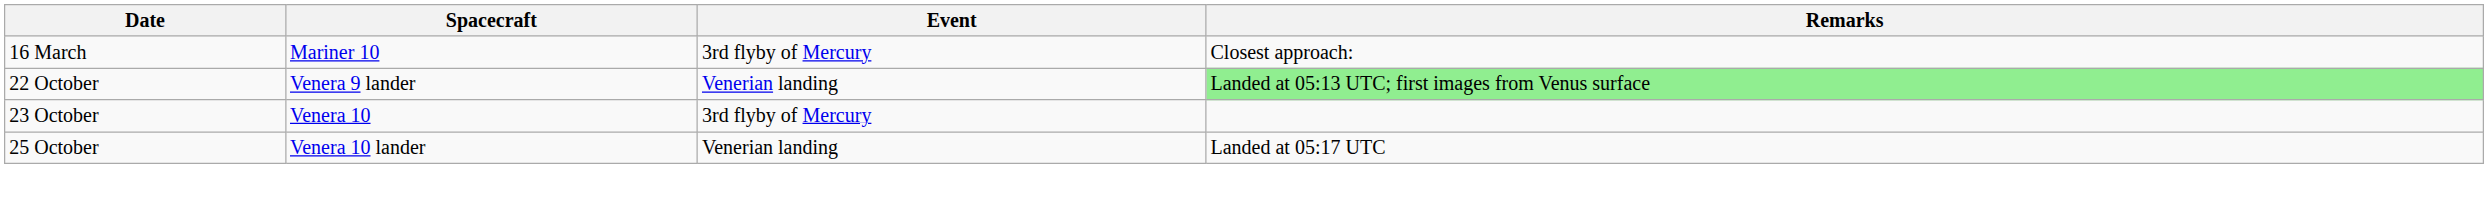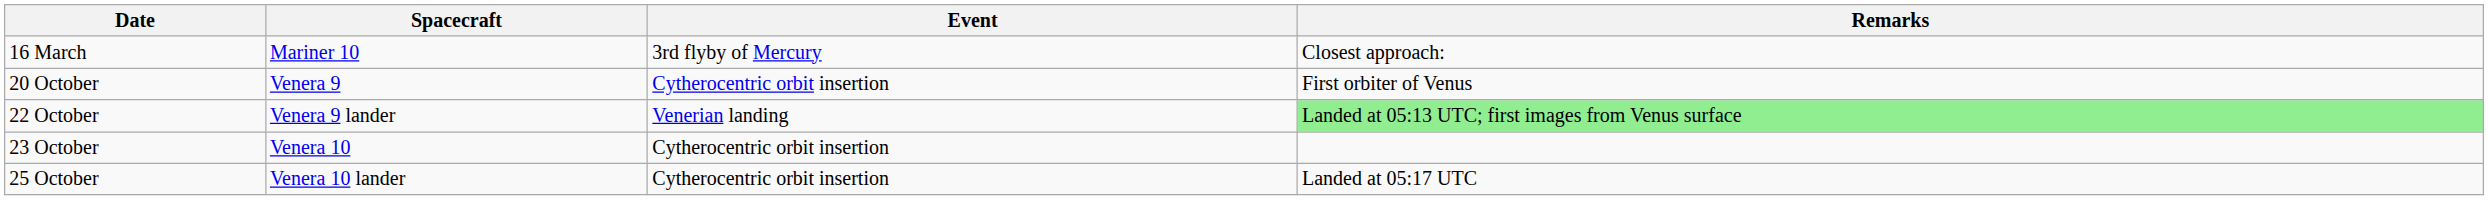+ row: (54, 83)
(787, 115) 3rd flyby of Mercury -> (771, 147) Cytherocentric orbit insertion
(770, 147) Venerian landing -> (771, 178) Cytherocentric orbit insertion
